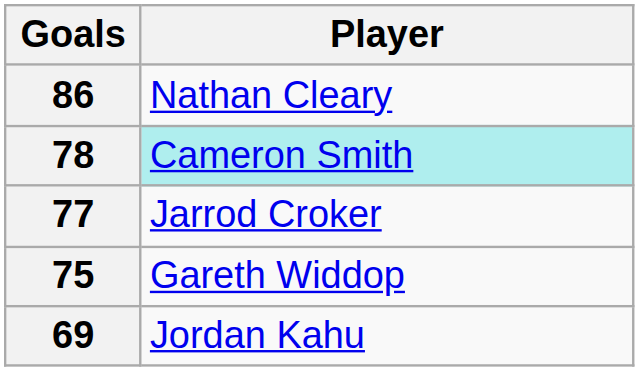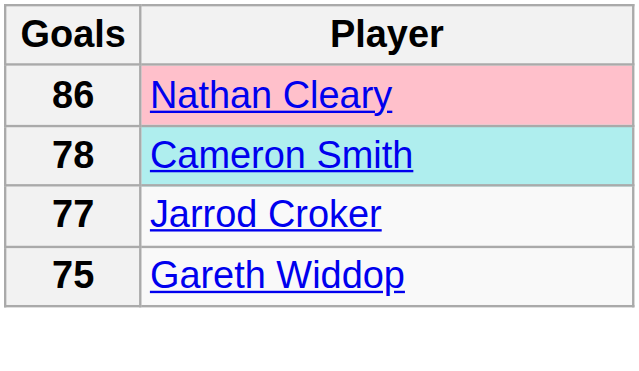(271, 94) no background -> (271, 94) pink background
- row: (73, 335)
